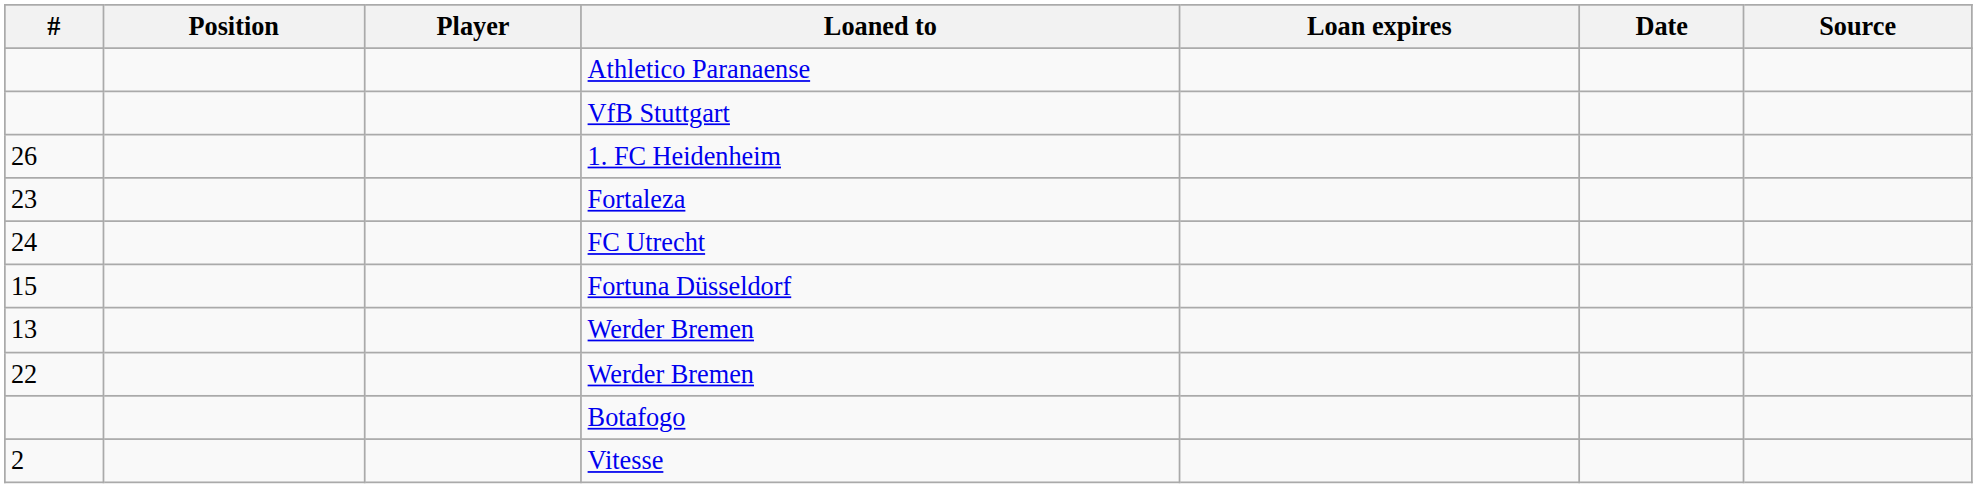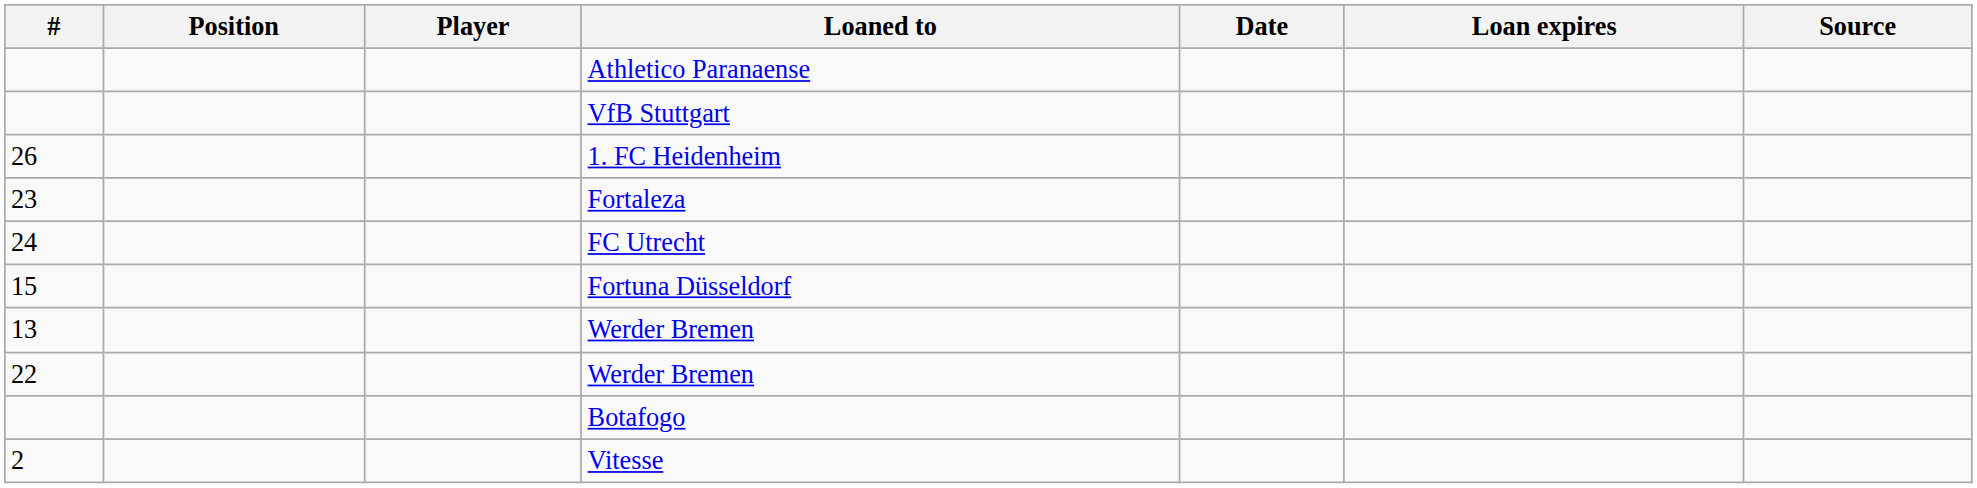columns swapped: (1662, 26) <-> (1379, 26)
